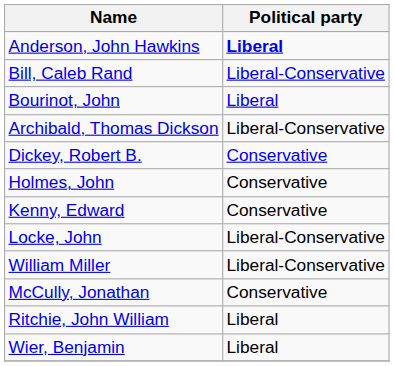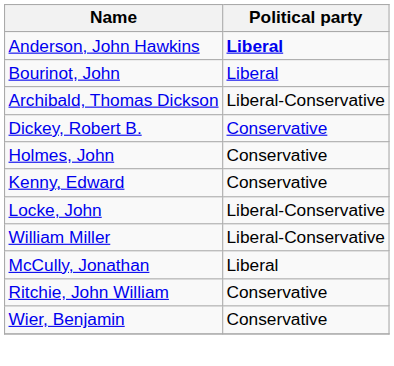- row: (70, 73)
(277, 292) Conservative -> (252, 264) Liberal
(252, 319) Liberal -> (277, 292) Conservative
(252, 347) Liberal -> (277, 319) Conservative
